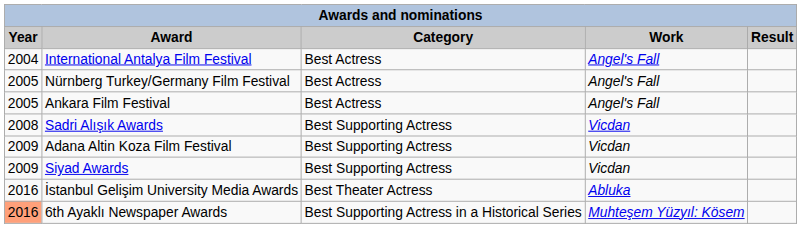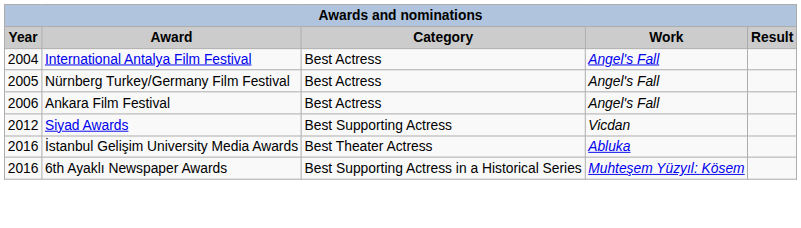(23, 103) 2005 -> (23, 103) 2006
- row: (104, 125)
- row: (138, 147)
(23, 169) 2009 -> (23, 125) 2012
(23, 212) lightsalmon background -> (23, 169) no background
